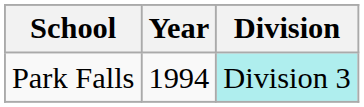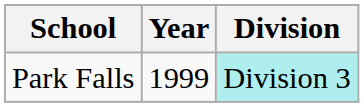(179, 76) 1994 -> (179, 76) 1999
